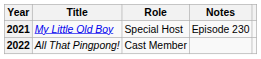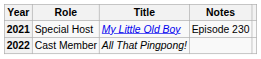columns swapped: (77, 12) <-> (156, 12)
